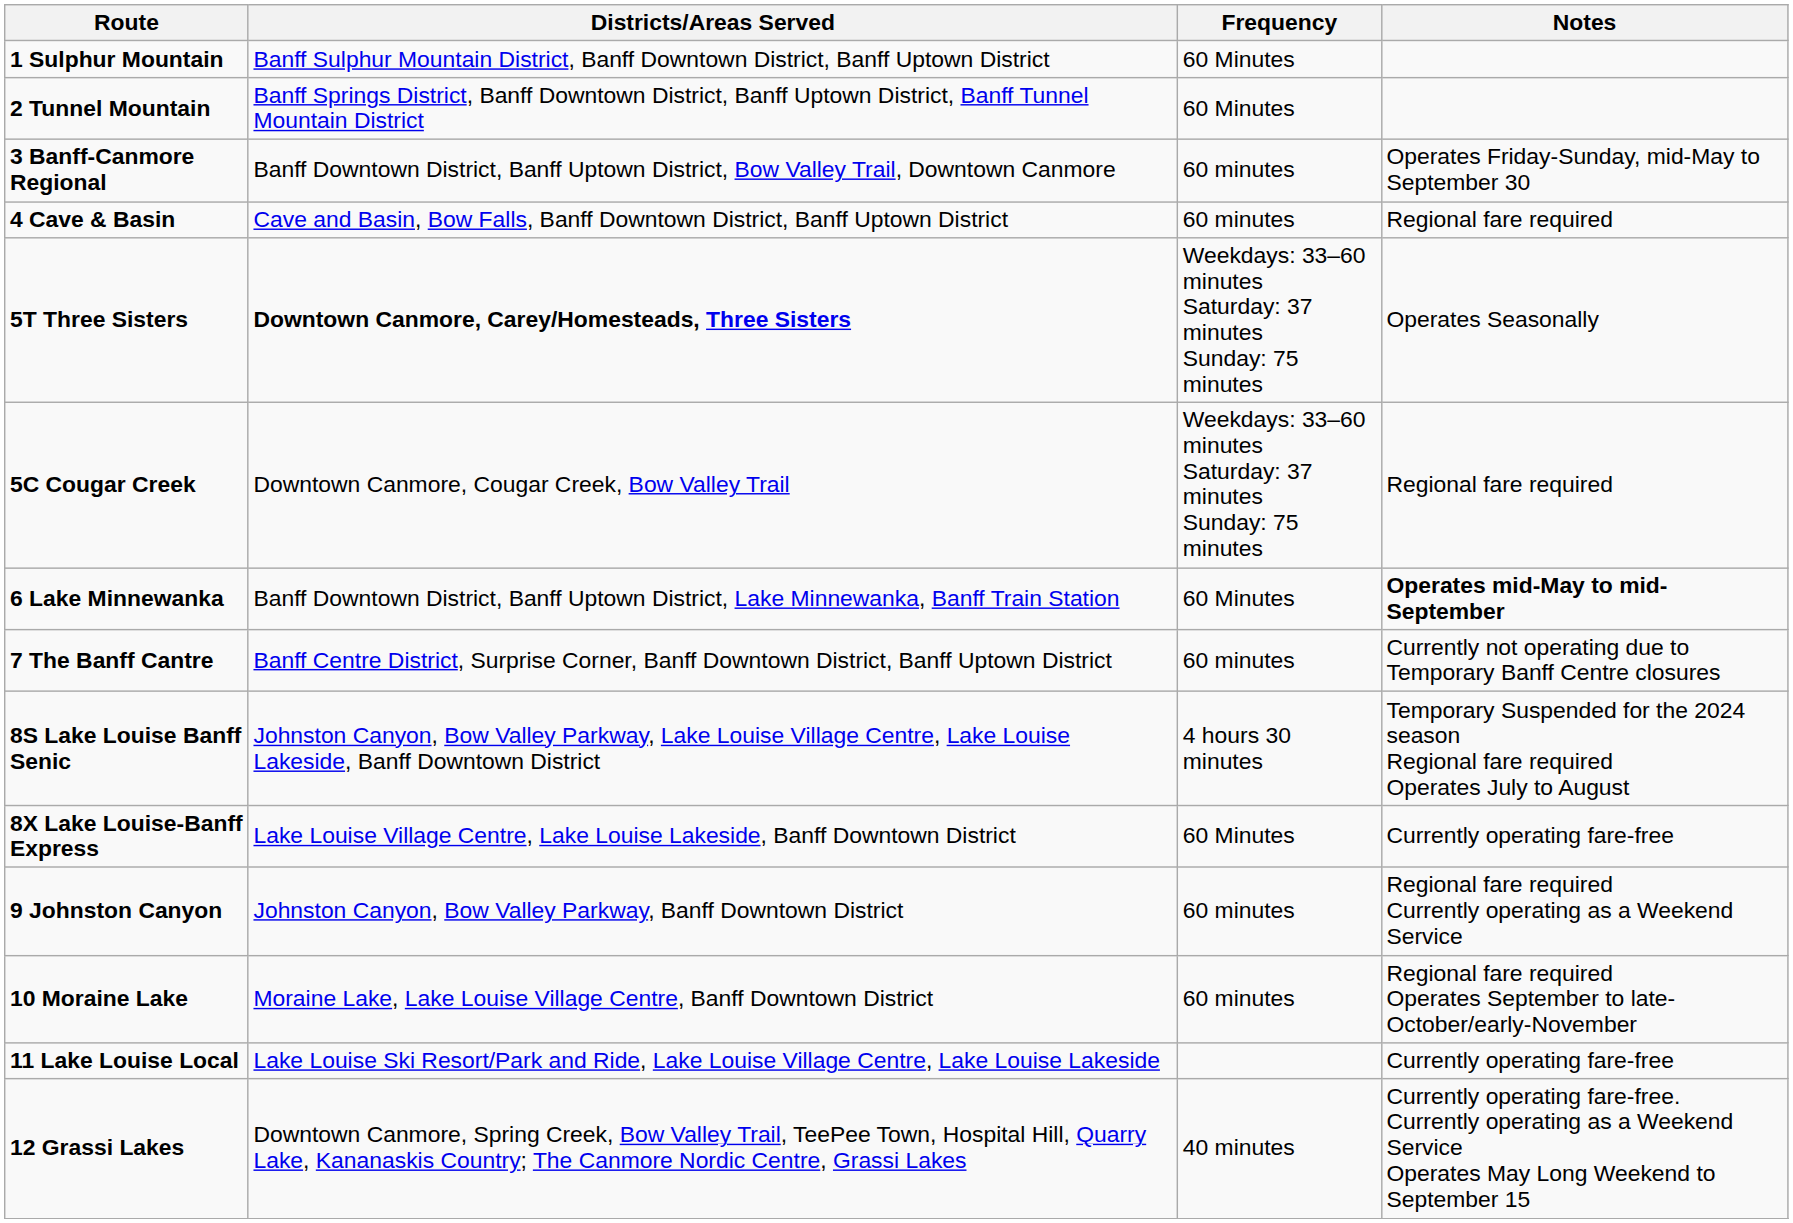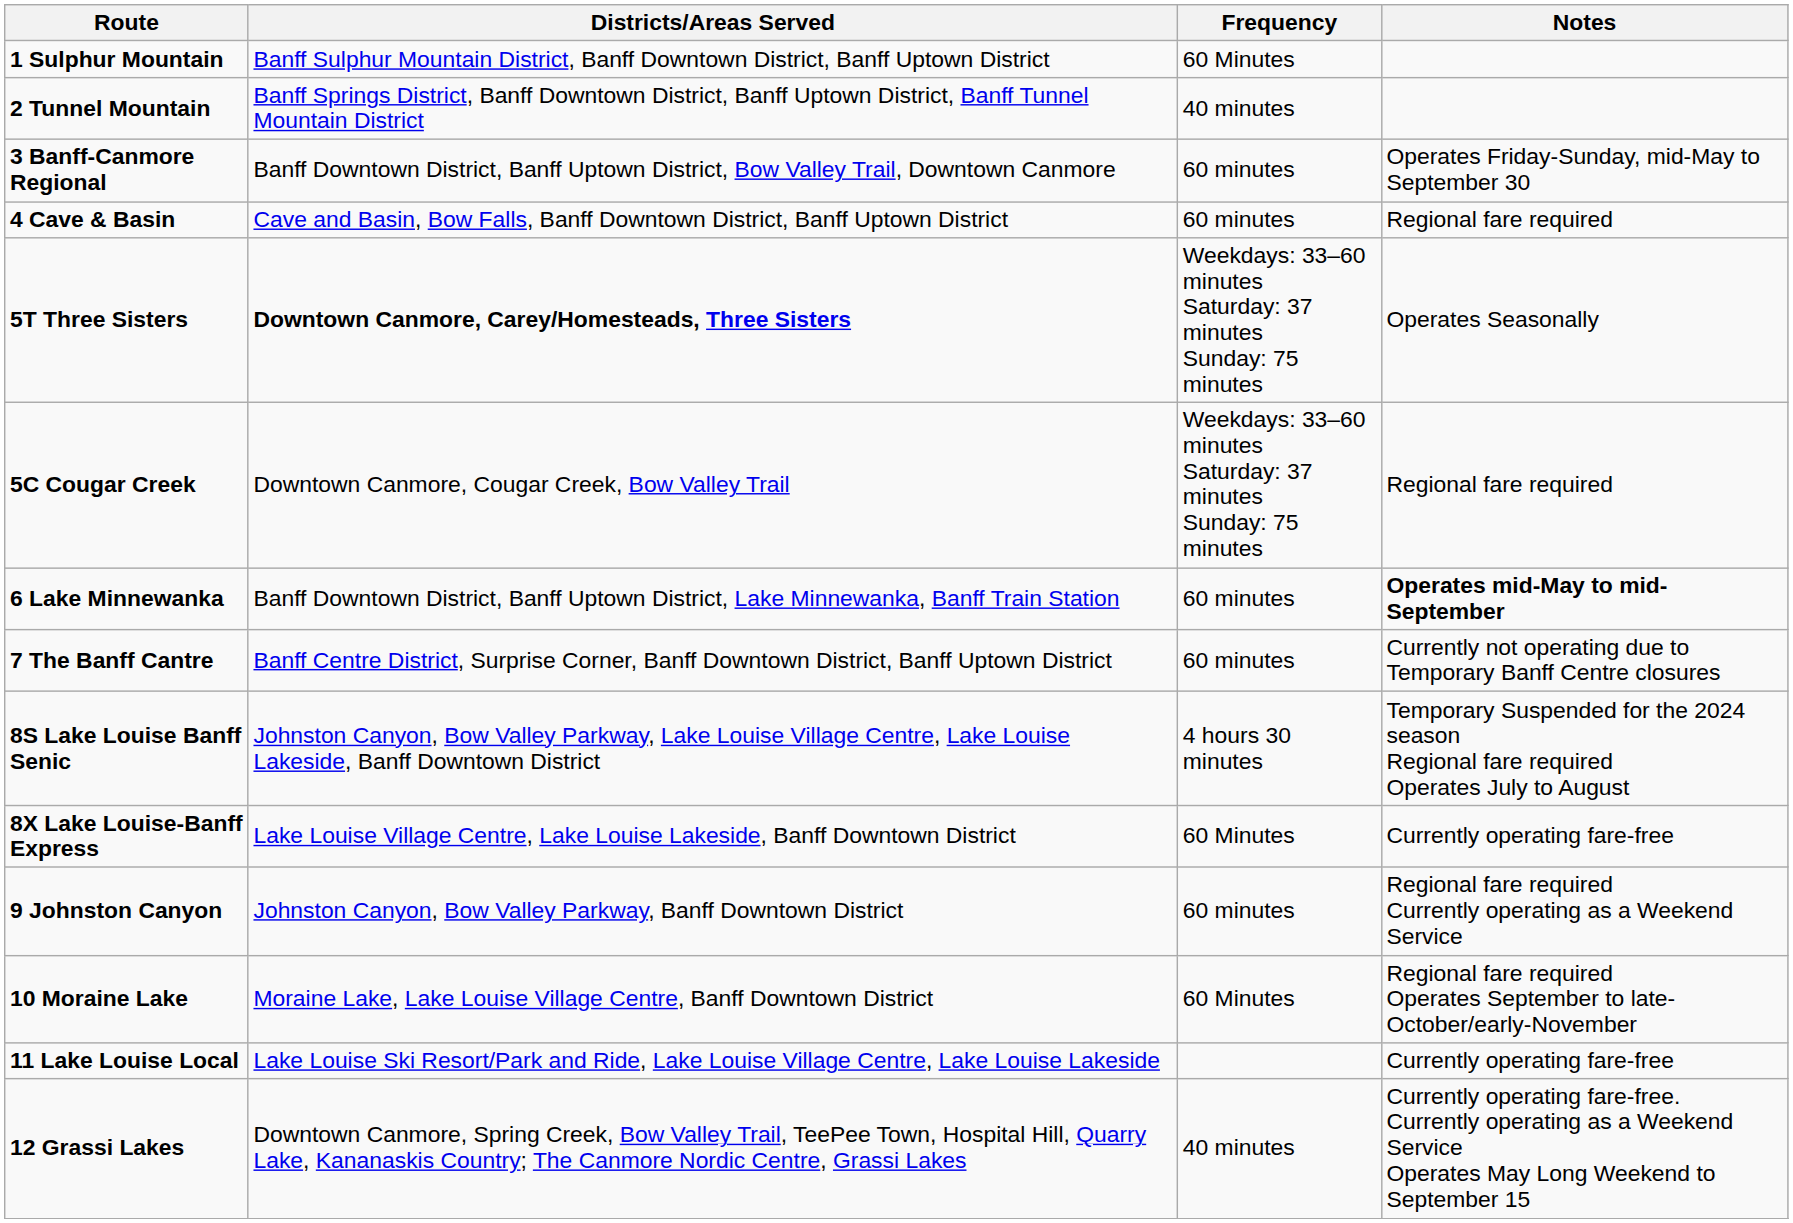(1239, 108) 60 Minutes -> (1239, 108) 40 minutes
(1239, 598) 60 Minutes -> (1239, 598) 60 minutes
(1239, 998) 60 minutes -> (1239, 998) 60 Minutes
